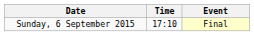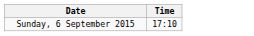- column: (216, 11)
